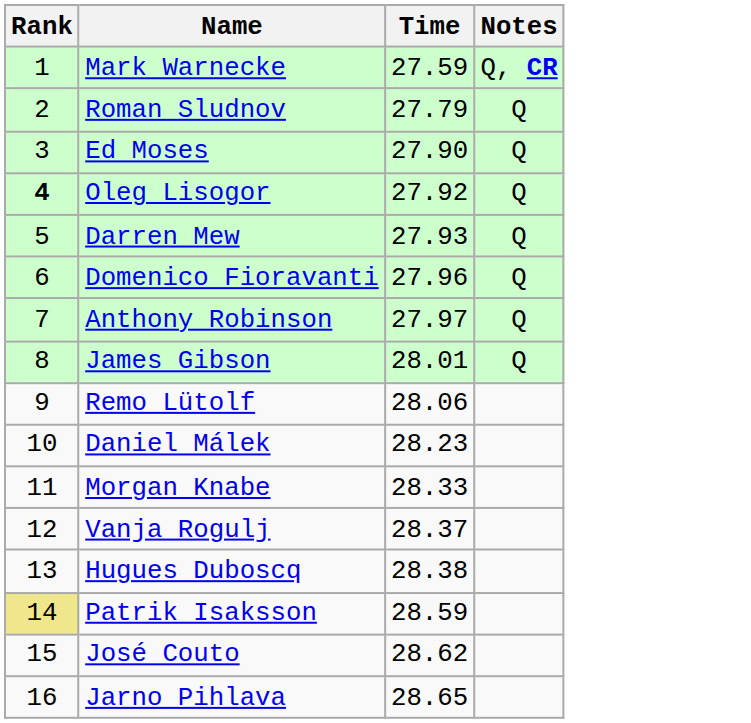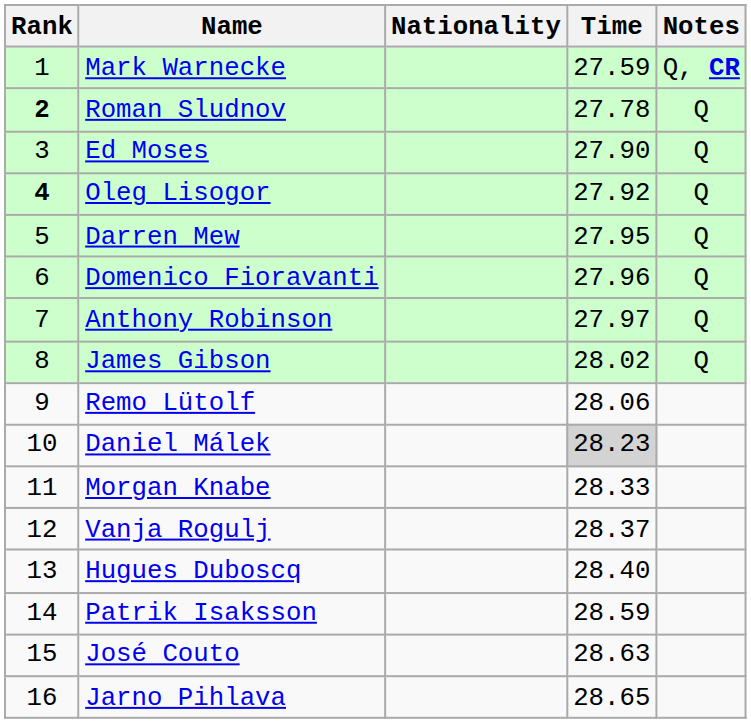+ column: (476, 26)
(42, 110) normal -> (42, 110) bold
(430, 110) 27.79 -> (612, 110) 27.78
(430, 236) 27.93 -> (612, 236) 27.95
(430, 362) 28.01 -> (612, 362) 28.02
(430, 445) no background -> (612, 445) lightgrey background
(430, 571) 28.38 -> (612, 571) 28.40
(42, 613) khaki background -> (42, 613) no background
(430, 655) 28.62 -> (612, 655) 28.63
